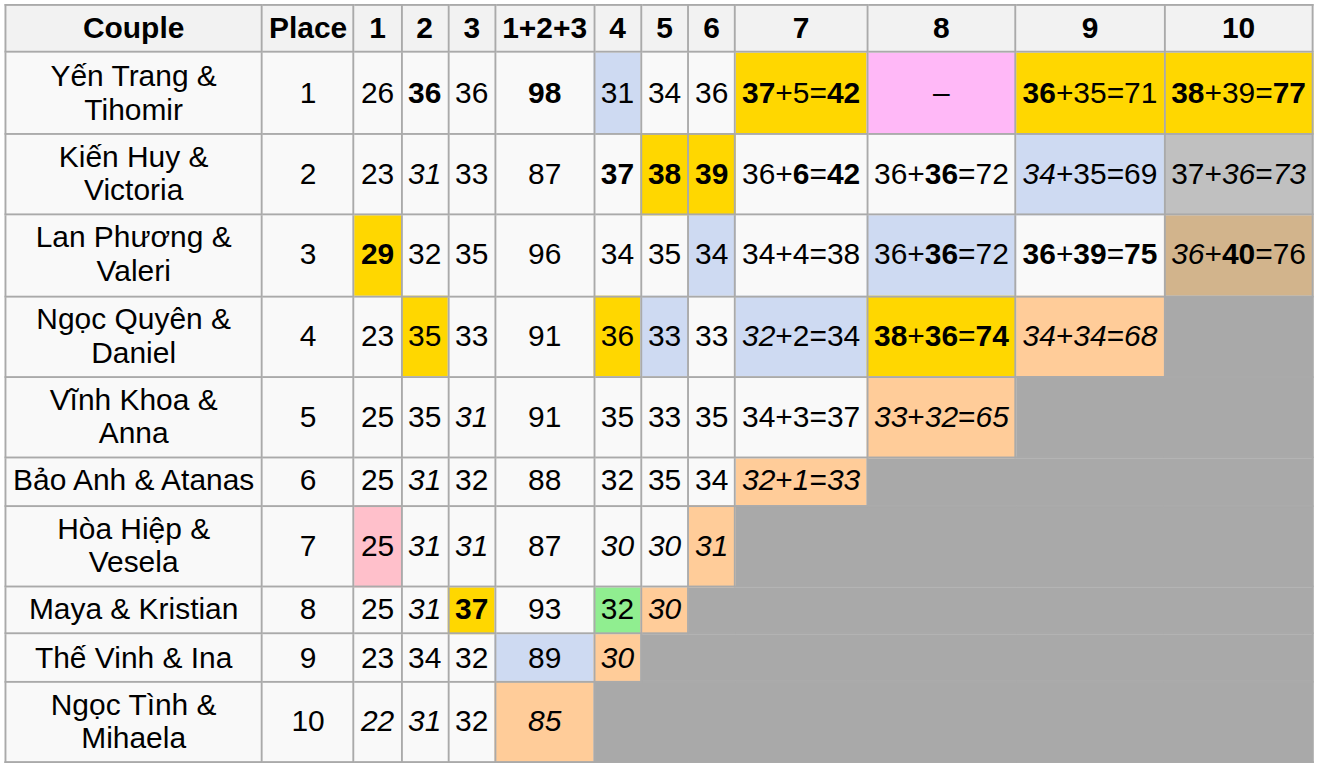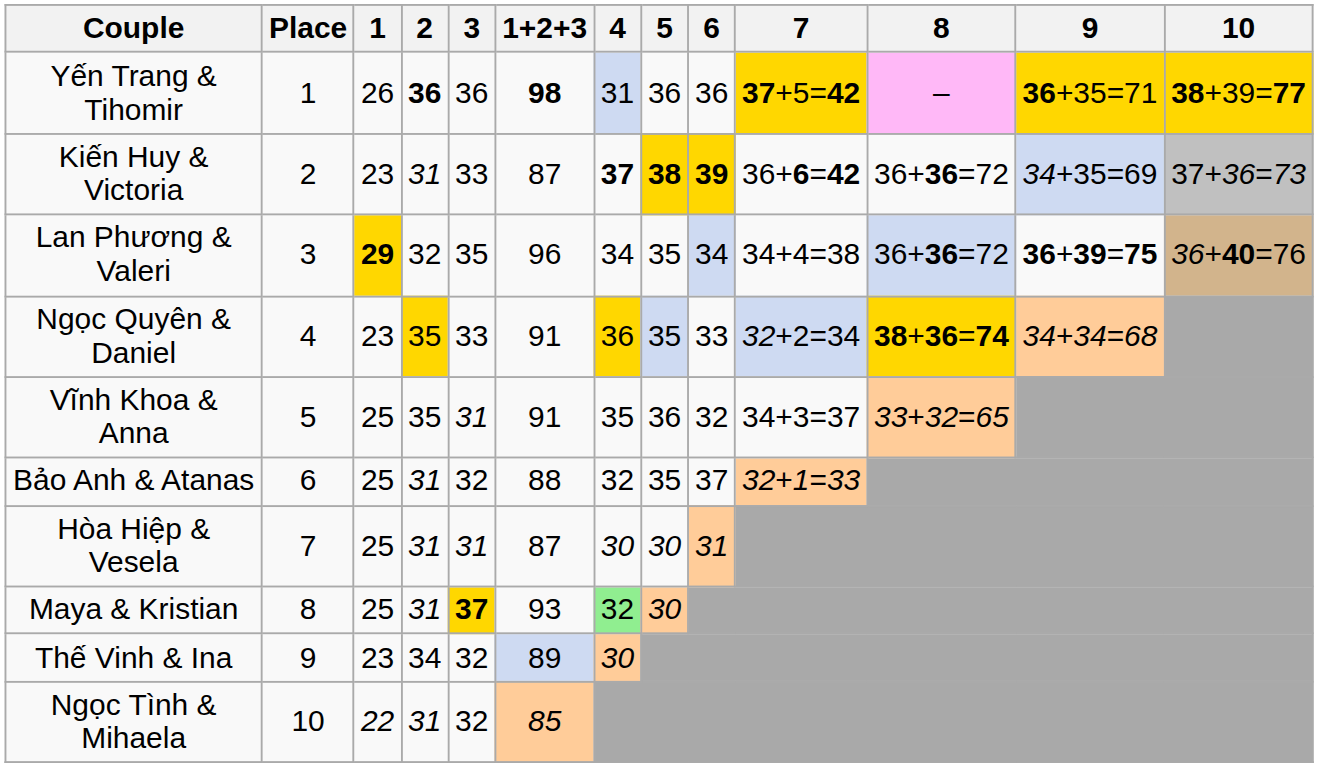(665, 92) 34 -> (665, 92) 36
(665, 335) 33 -> (665, 335) 35
(665, 416) 33 -> (665, 416) 36
(712, 416) 35 -> (712, 416) 32
(712, 481) 34 -> (712, 481) 37
(378, 545) pink background -> (378, 545) no background
